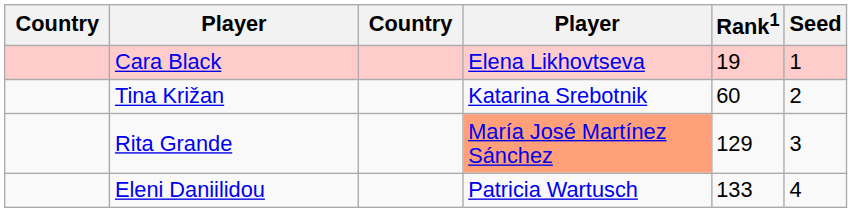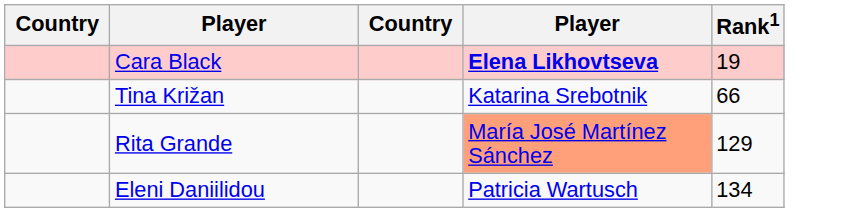- column: (816, 24)
(556, 62) normal -> (563, 62) bold
(728, 96) 60 -> (728, 96) 66
(734, 190) 133 -> (734, 190) 134
